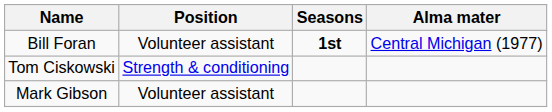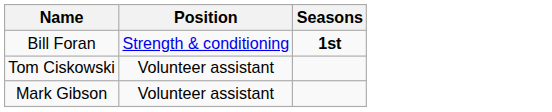- column: (457, 18)
(206, 43) Volunteer assistant -> (206, 43) Strength & conditioning
(206, 69) Strength & conditioning -> (206, 69) Volunteer assistant
